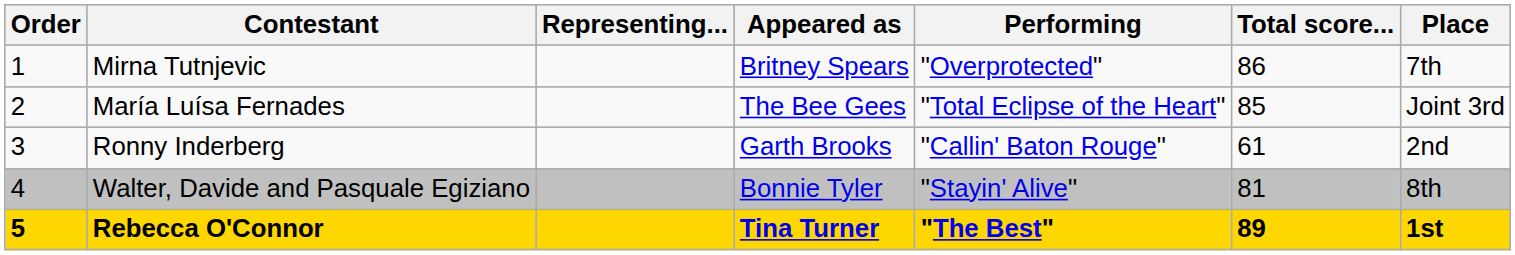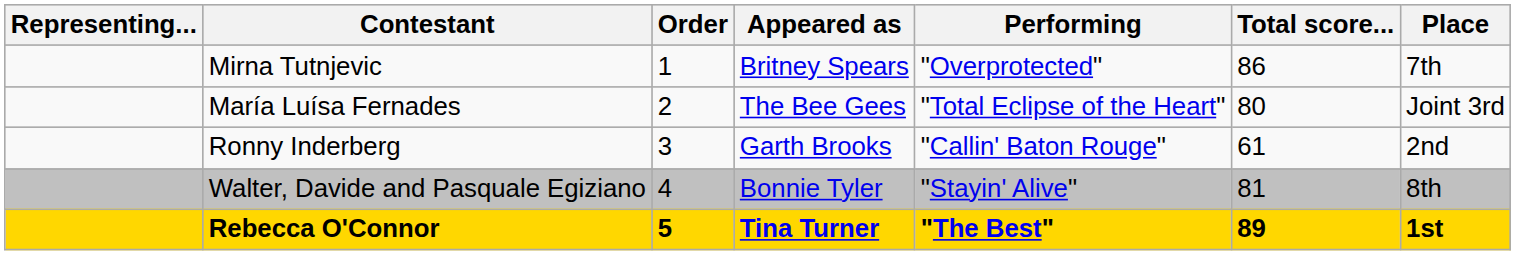columns swapped: (46, 24) <-> (635, 24)
(1252, 106) 85 -> (1252, 106) 80
